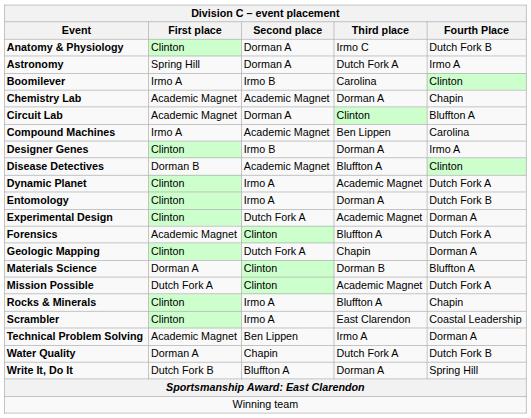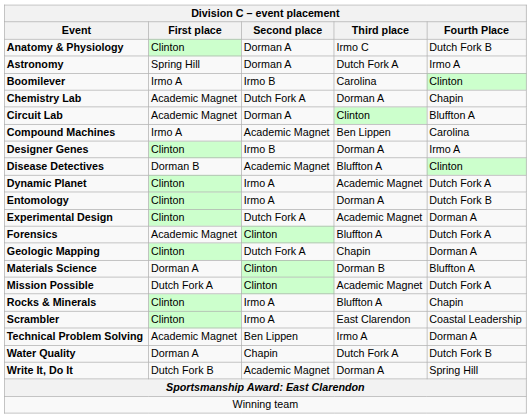(287, 98) Academic Magnet -> (275, 98) Dutch Fork A
(267, 370) Bluffton A -> (287, 370) Academic Magnet
